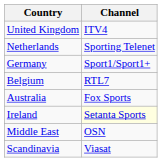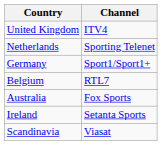(115, 115) lightyellow background -> (115, 115) no background
- row: (33, 132)
